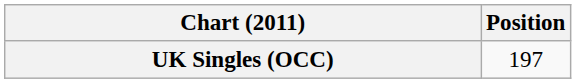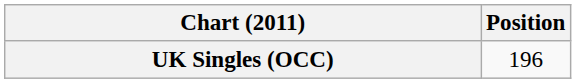(526, 59) 197 -> (526, 59) 196
